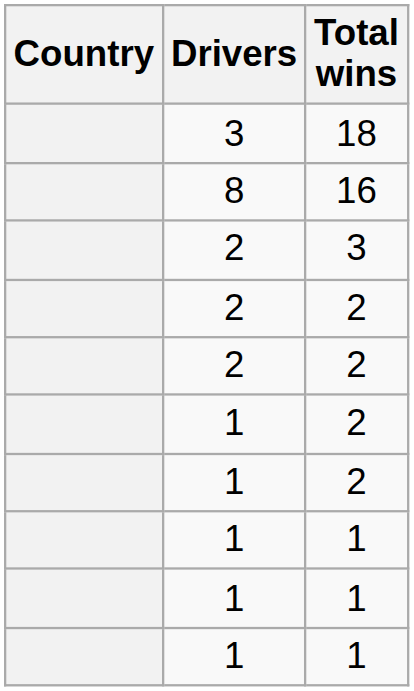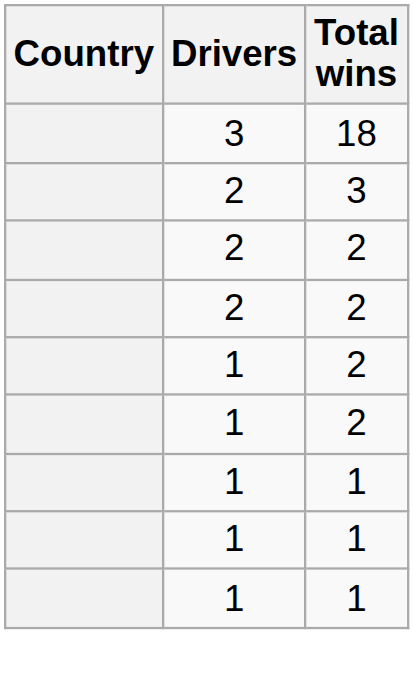- row: (234, 190)
